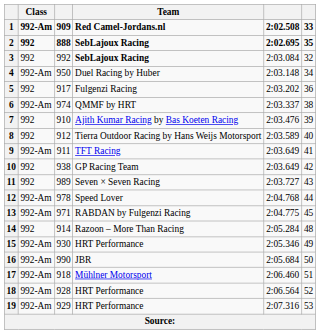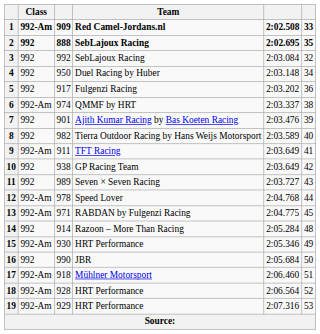(112, 58) bold -> (110, 58) normal
(36, 73) 992-Am -> (27, 73) 992
(64, 120) 910 -> (64, 120) 901
(64, 135) 912 -> (64, 135) 982
(36, 259) 992-Am -> (27, 259) 992
